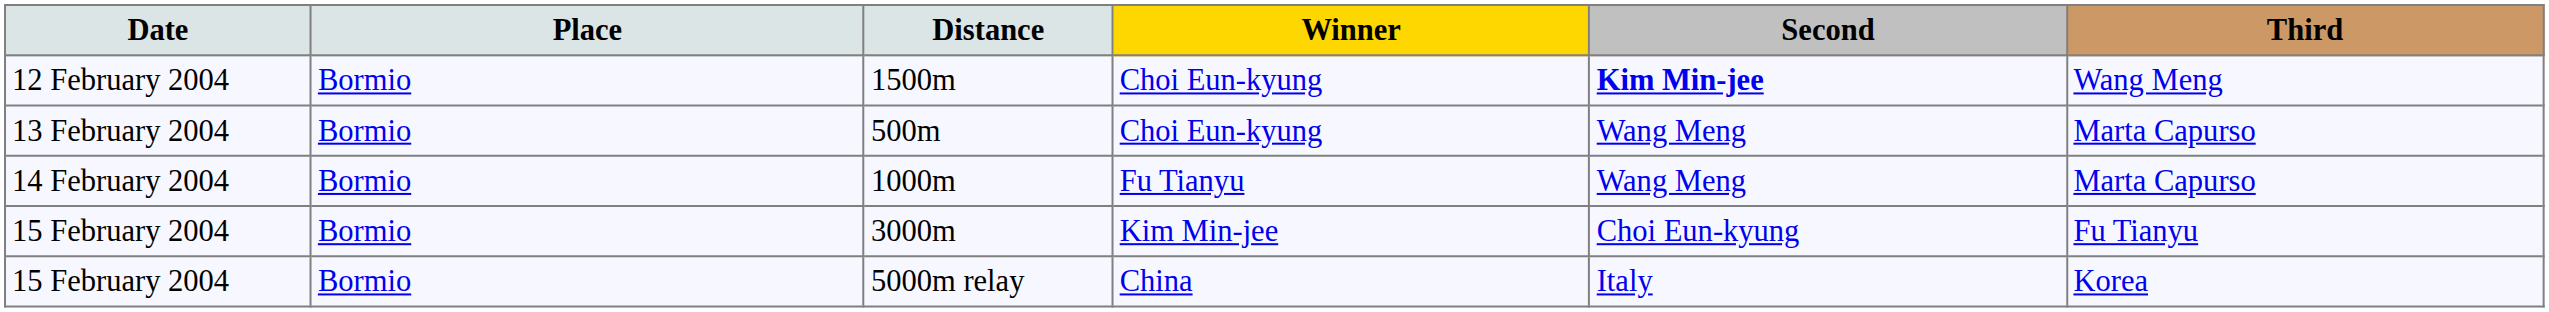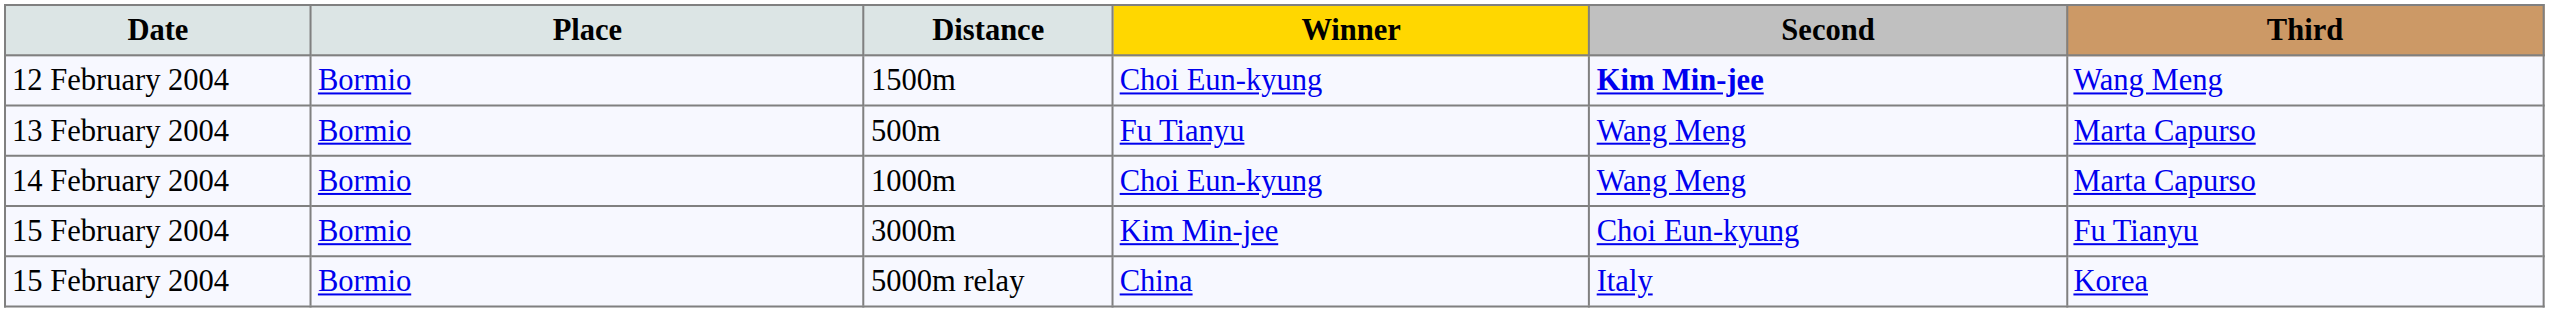(1221, 130) Choi Eun-kyung -> (1182, 130) Fu Tianyu
(1182, 180) Fu Tianyu -> (1221, 180) Choi Eun-kyung
